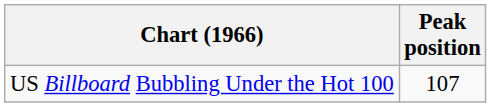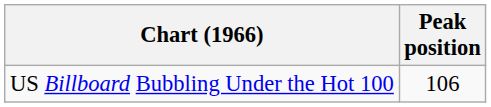(442, 83) 107 -> (442, 83) 106
